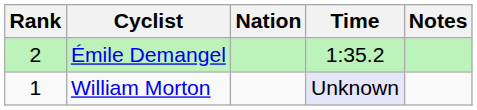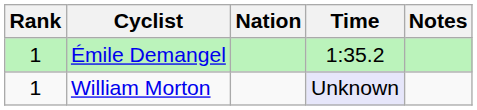(35, 54) 2 -> (35, 54) 1
